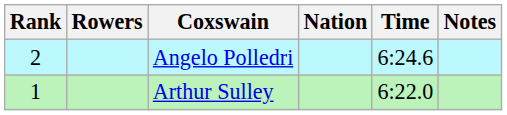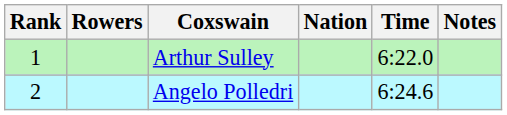rows swapped: (213, 92) <-> (223, 57)
